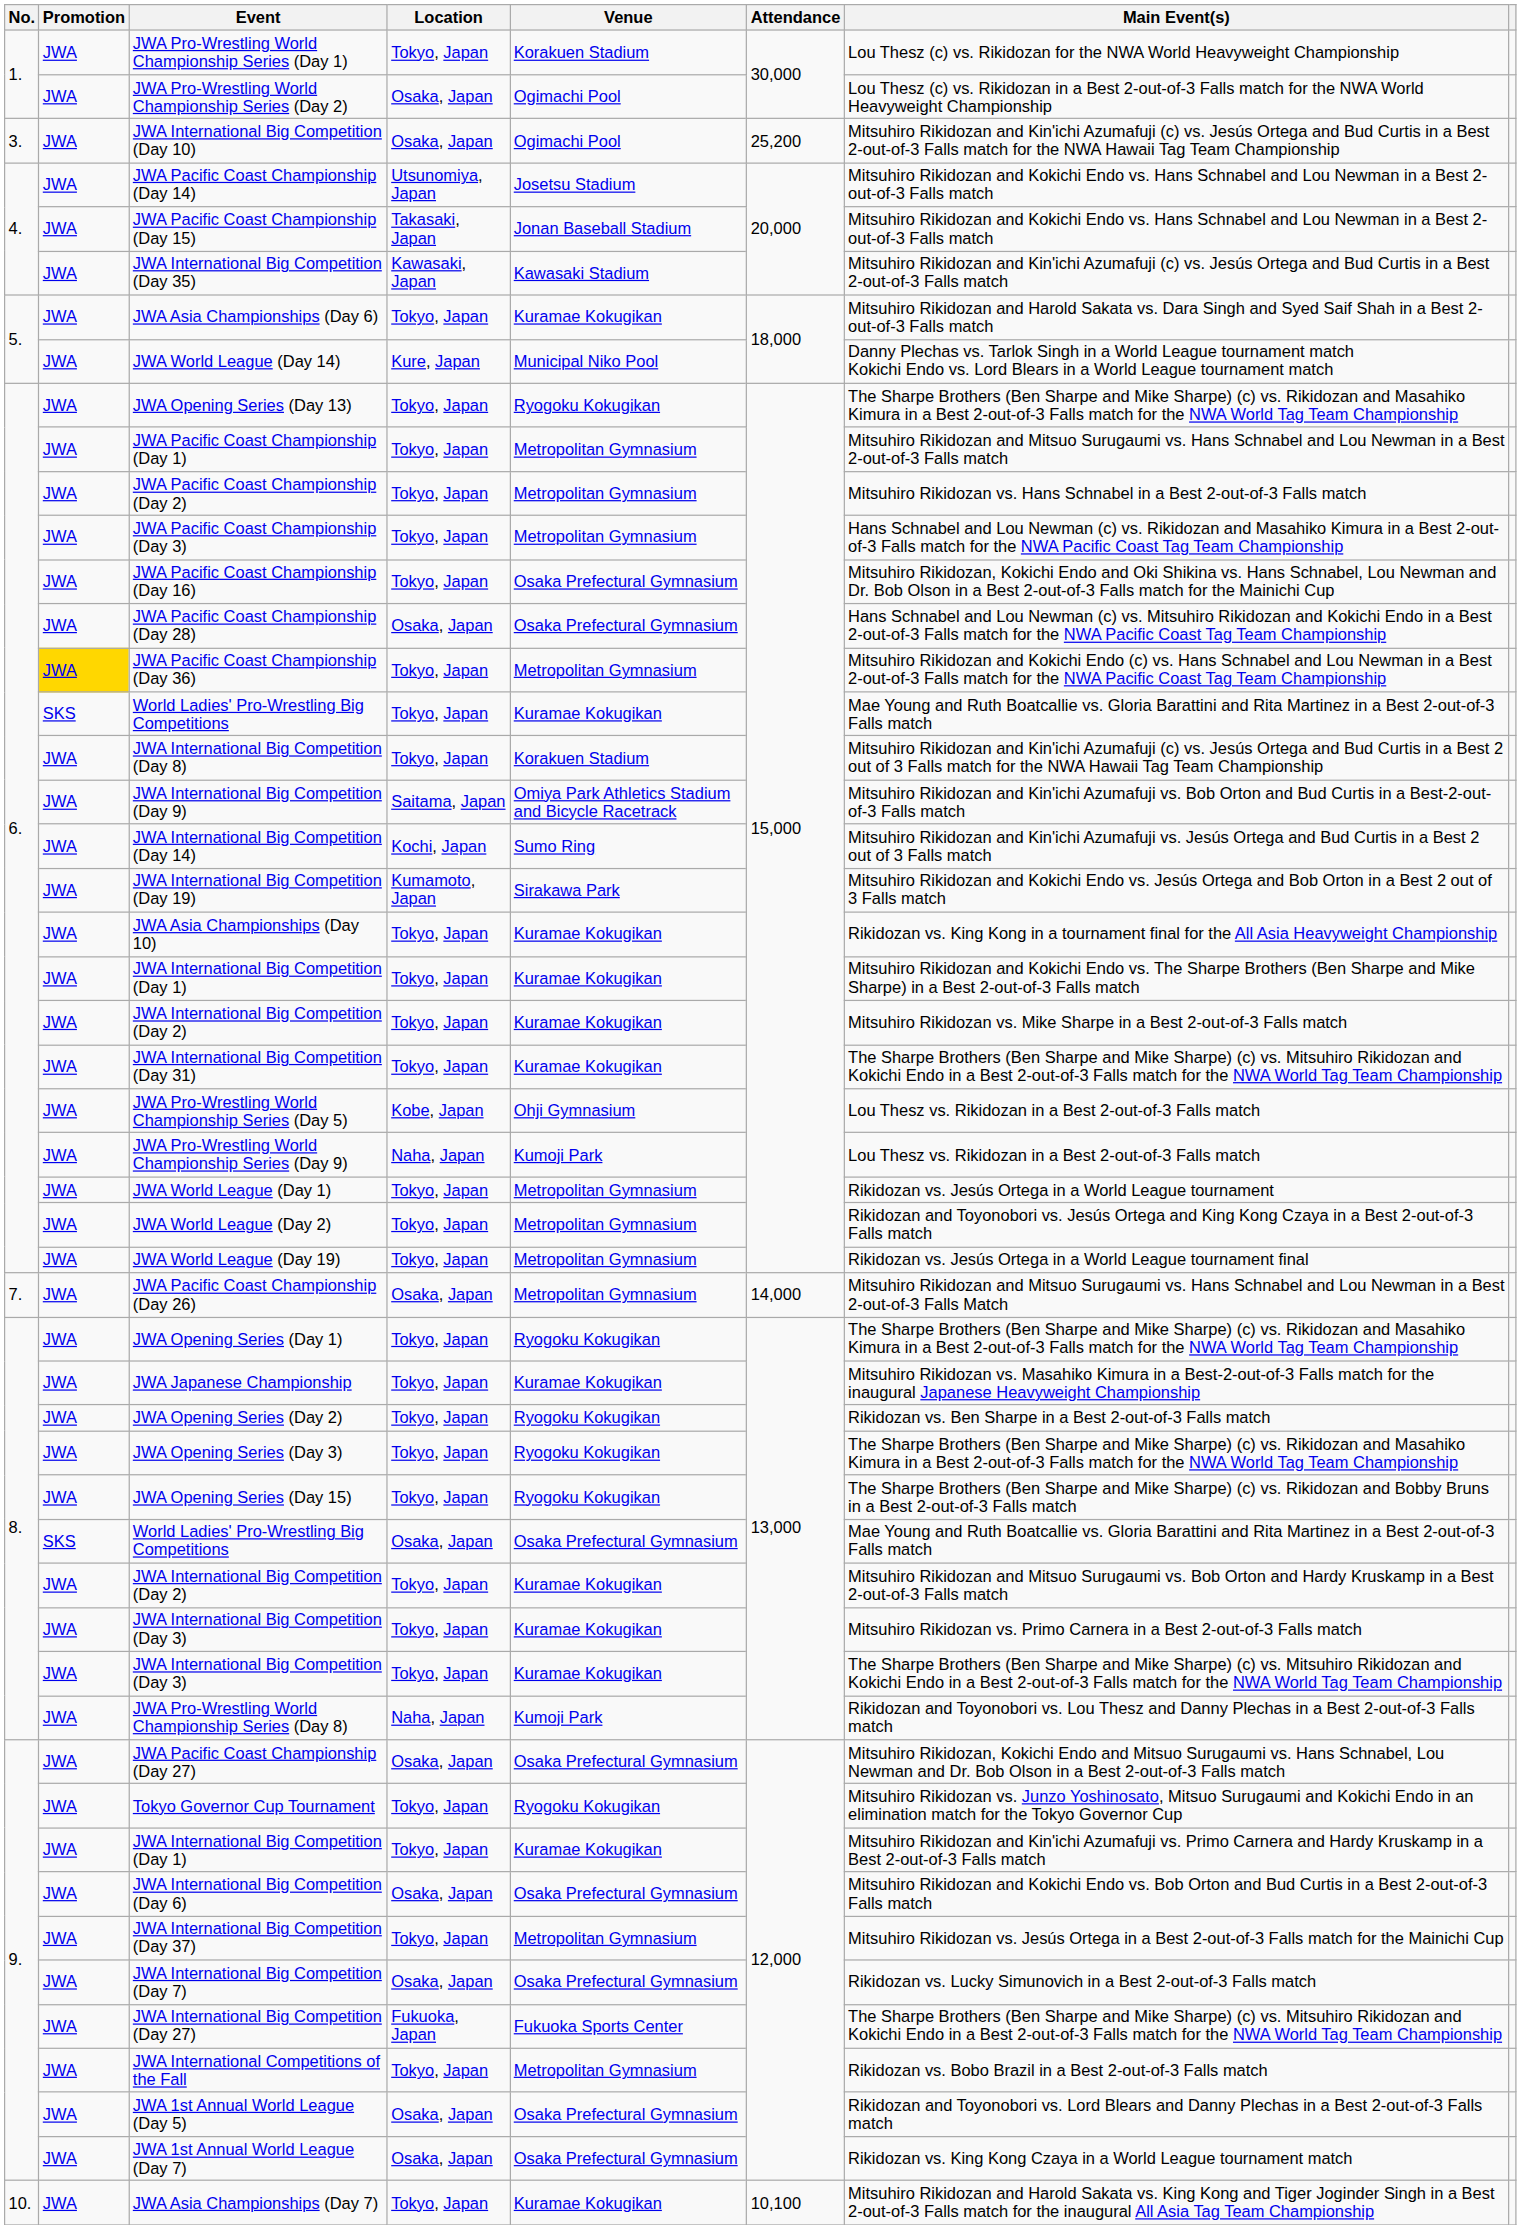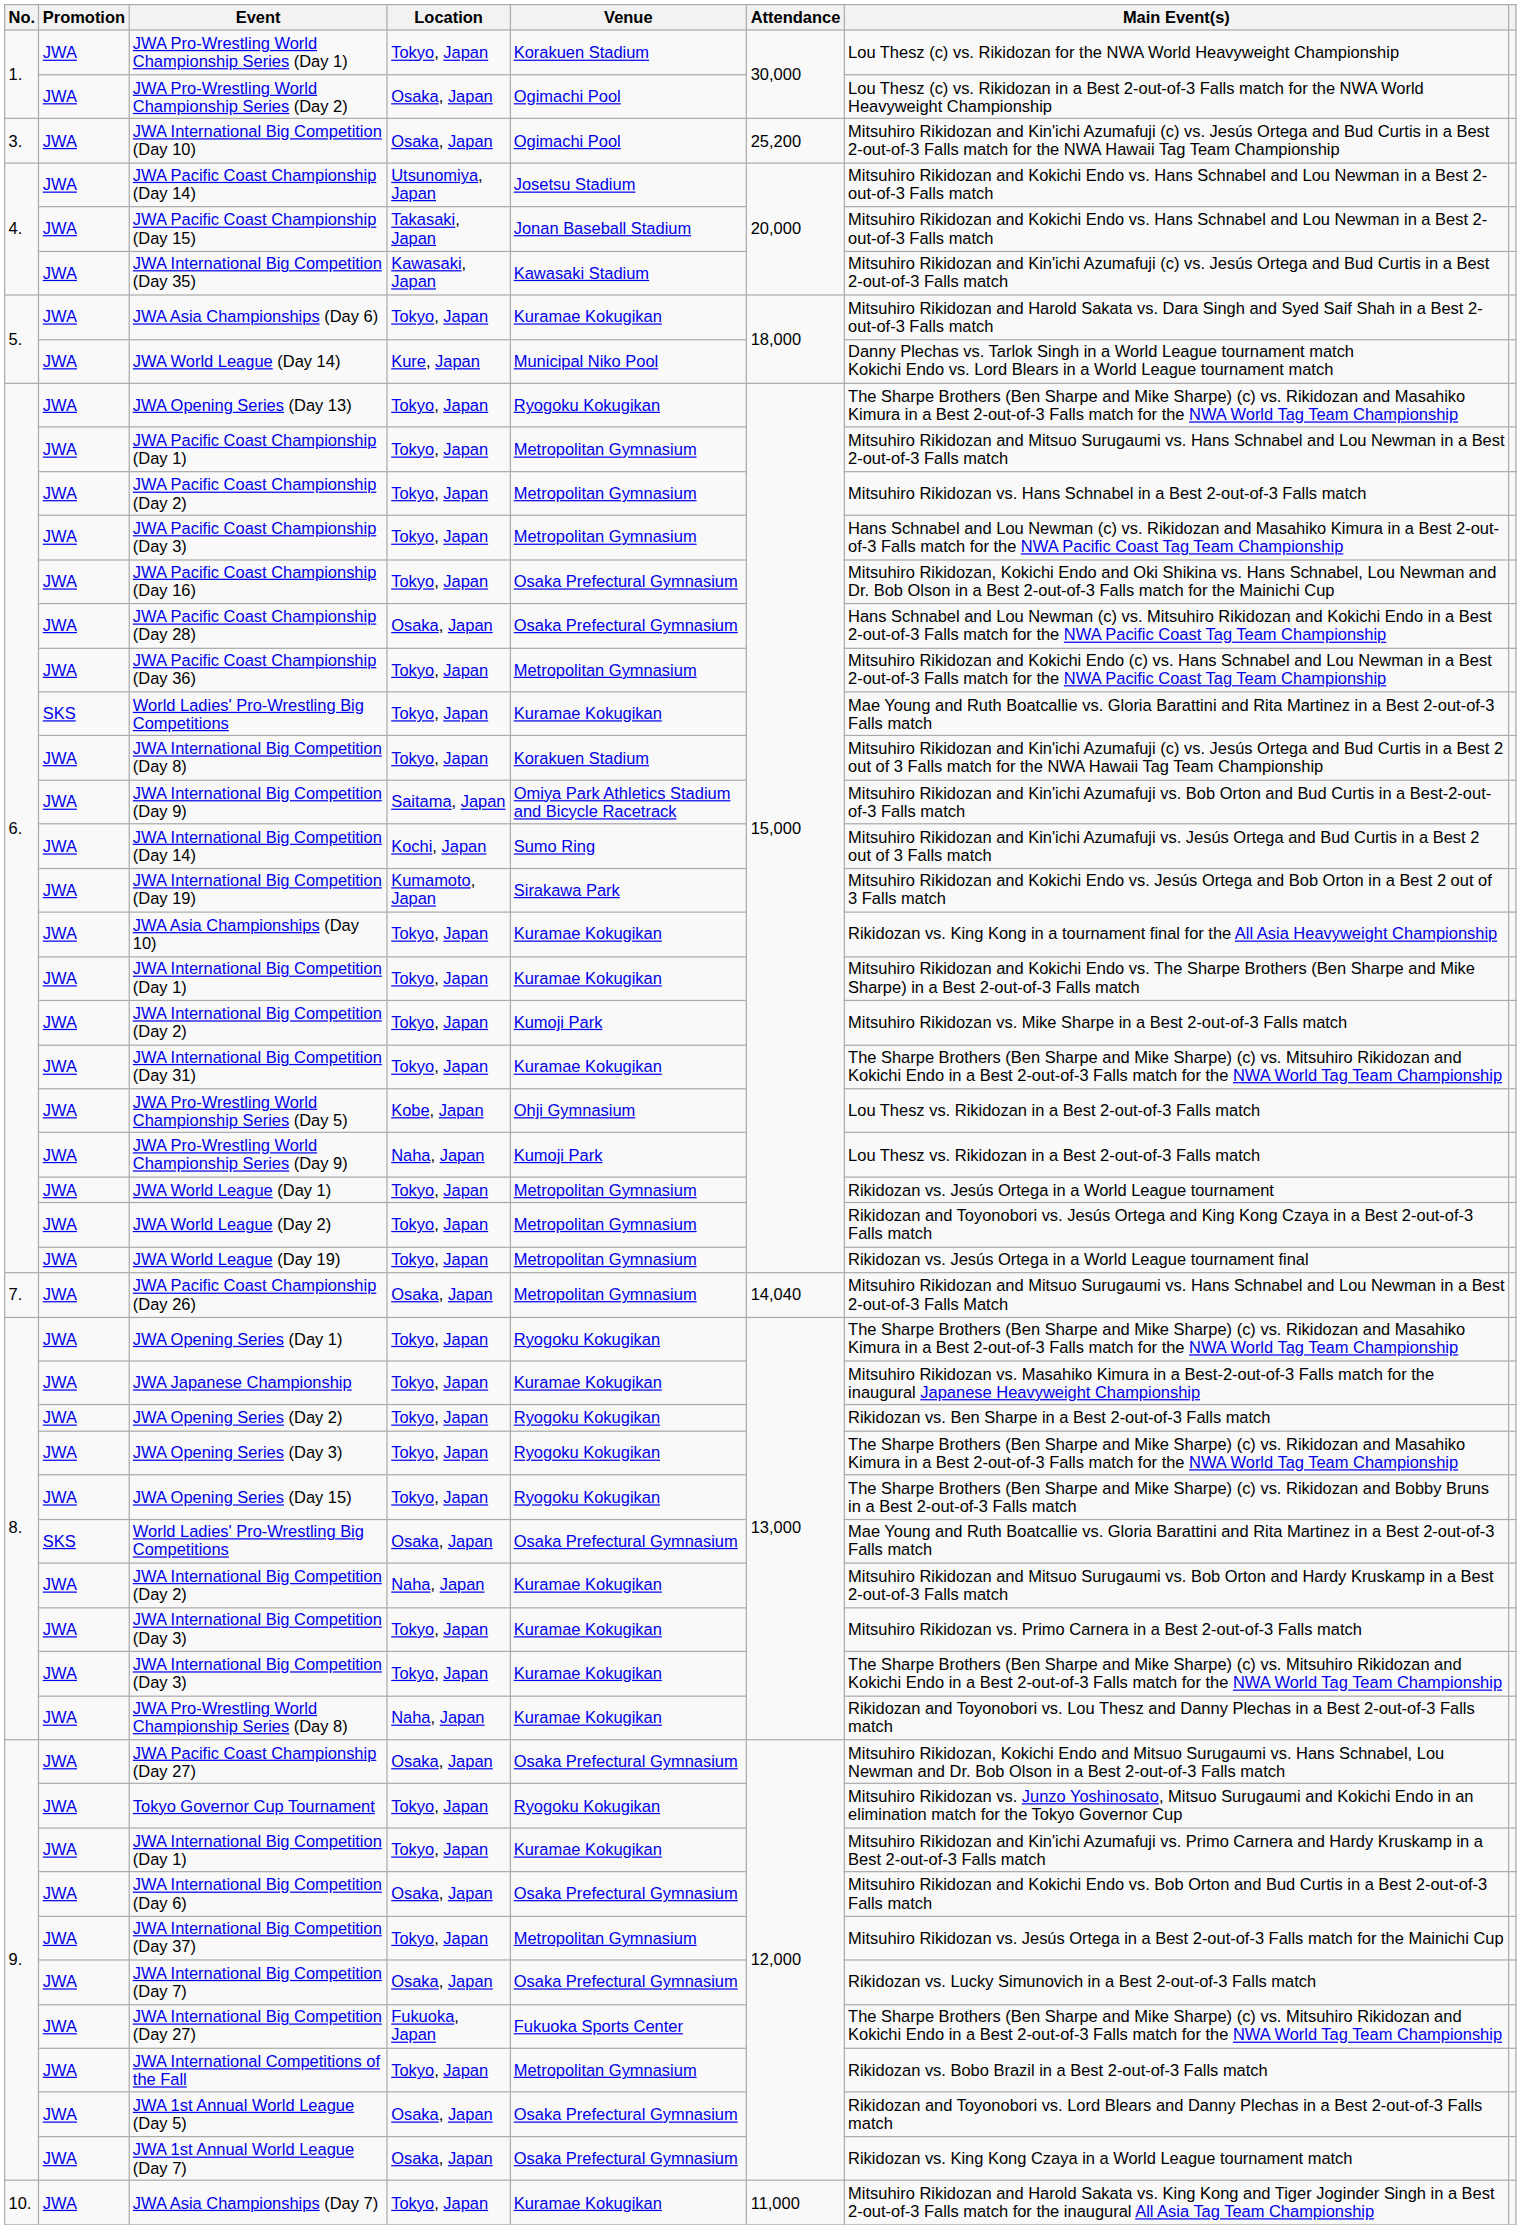(60, 669) gold background -> (60, 669) no background
(588, 1022) Kuramae Kokugikan -> (558, 1022) Kumoji Park
(776, 1294) 14,000 -> (776, 1294) 14,040
(440, 1585) Tokyo, Japan -> (438, 1585) Naha, Japan
(558, 1717) Kumoji Park -> (588, 1717) Kuramae Kokugikan
(776, 2202) 10,100 -> (775, 2202) 11,000
